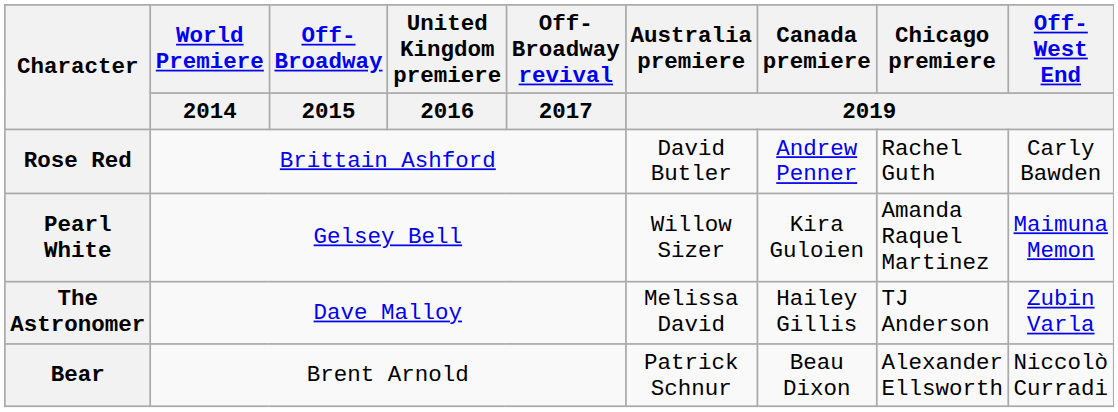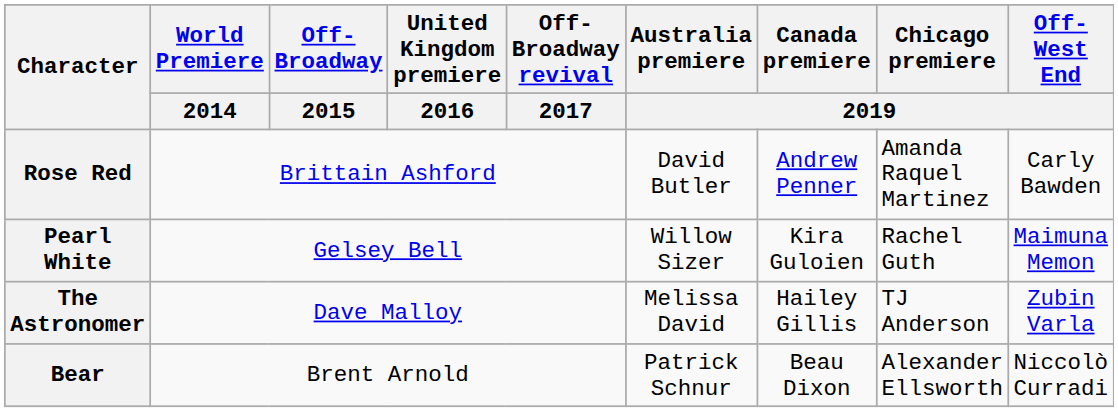(922, 161) Rachel Guth -> (935, 174) Amanda Raquel Martinez
(935, 237) Amanda Raquel Martinez -> (922, 250) Rachel Guth
